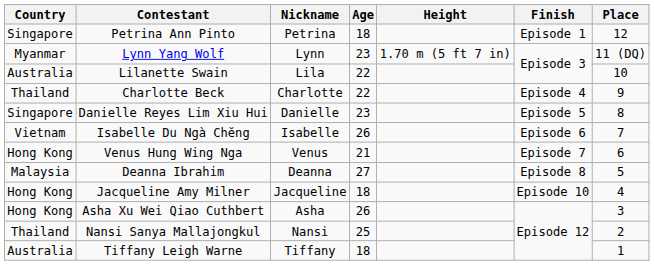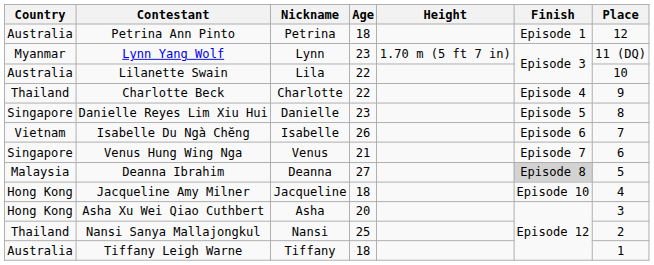(40, 34) Singapore -> (40, 34) Australia
(40, 152) Hong Kong -> (40, 152) Singapore
(553, 172) no background -> (553, 172) lightgrey background
(363, 211) 26 -> (363, 211) 20
